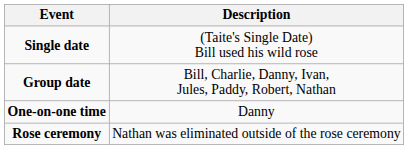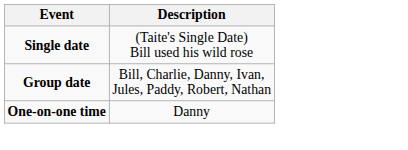- row: (57, 133)
